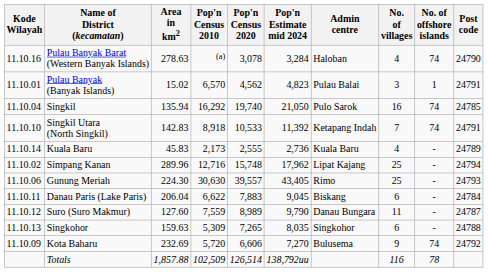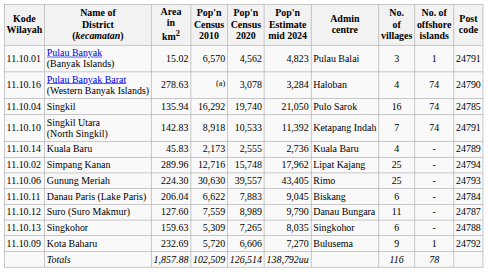rows swapped: (81, 85) <-> (98, 58)
(434, 243) 74 -> (434, 243) 1
